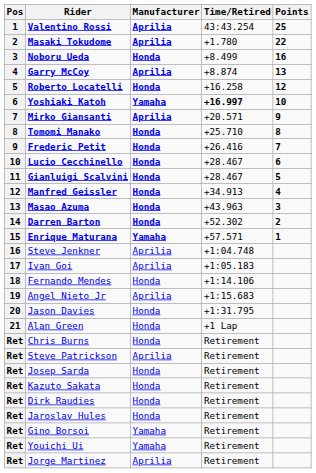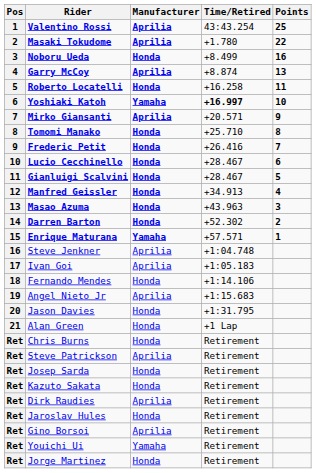(281, 87) 12 -> (281, 87) 11
(147, 401) Honda -> (152, 401) Aprilia
(149, 431) Yamaha -> (152, 431) Aprilia
(152, 461) Aprilia -> (147, 461) Honda
